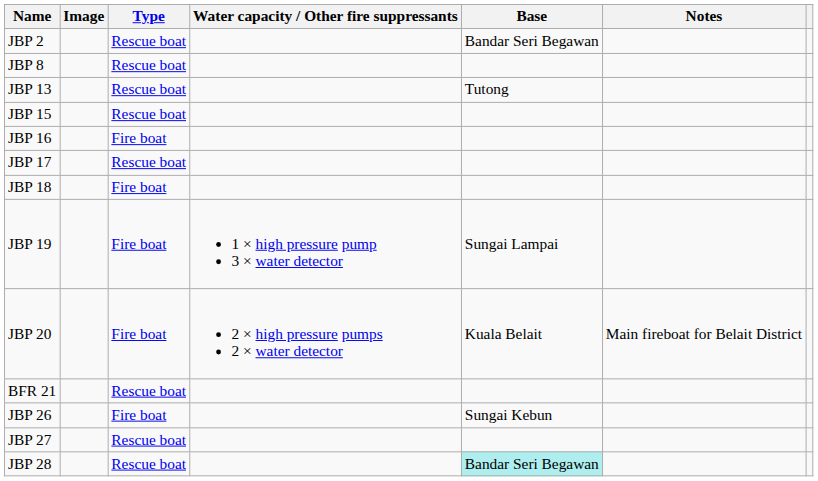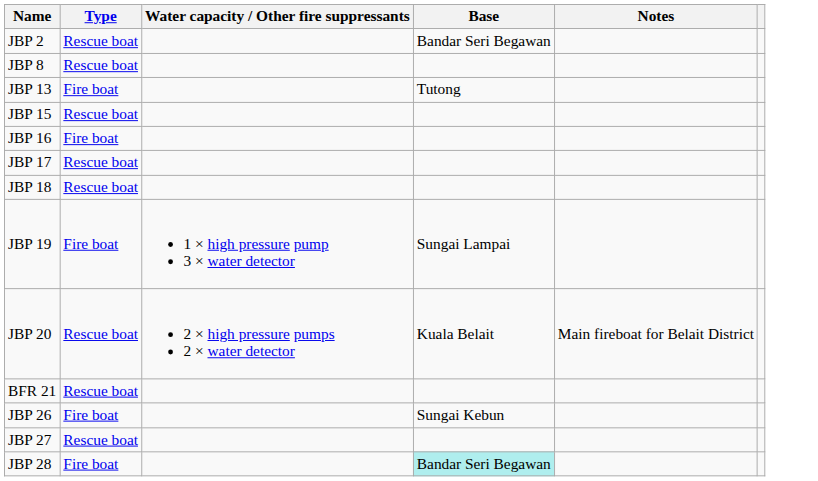- column: (84, 16)
(149, 89) Rescue boat -> (91, 89) Fire boat
(139, 187) Fire boat -> (101, 187) Rescue boat
(139, 333) Fire boat -> (101, 333) Rescue boat
(149, 463) Rescue boat -> (91, 463) Fire boat
